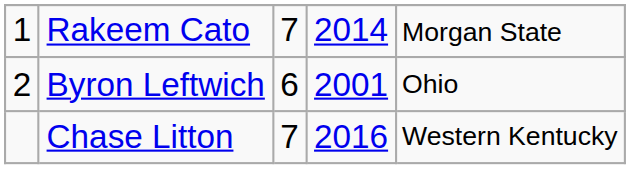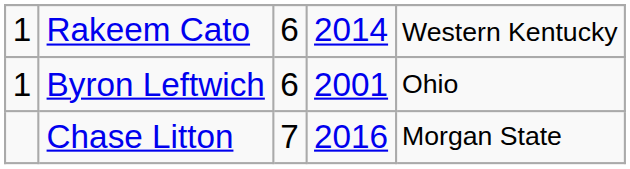(289, 30) 7 -> (289, 30) 6
(482, 31) Morgan State -> (510, 31) Western Kentucky
(22, 83) 2 -> (22, 83) 1
(510, 137) Western Kentucky -> (482, 137) Morgan State
